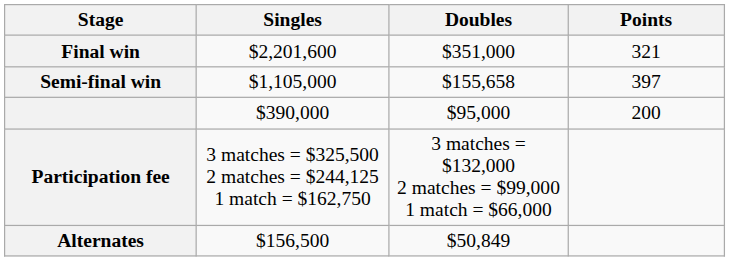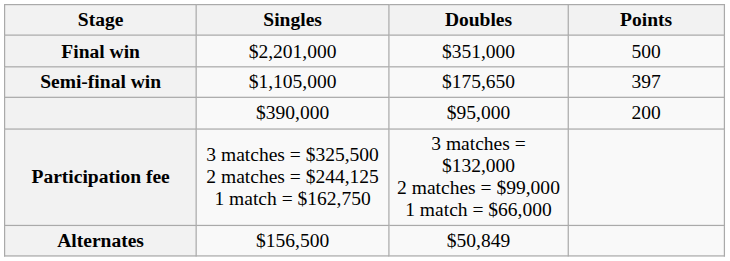(293, 50) $2,201,600 -> (293, 50) $2,201,000
(646, 50) 321 -> (646, 50) 500
(479, 81) $155,658 -> (479, 81) $175,650
